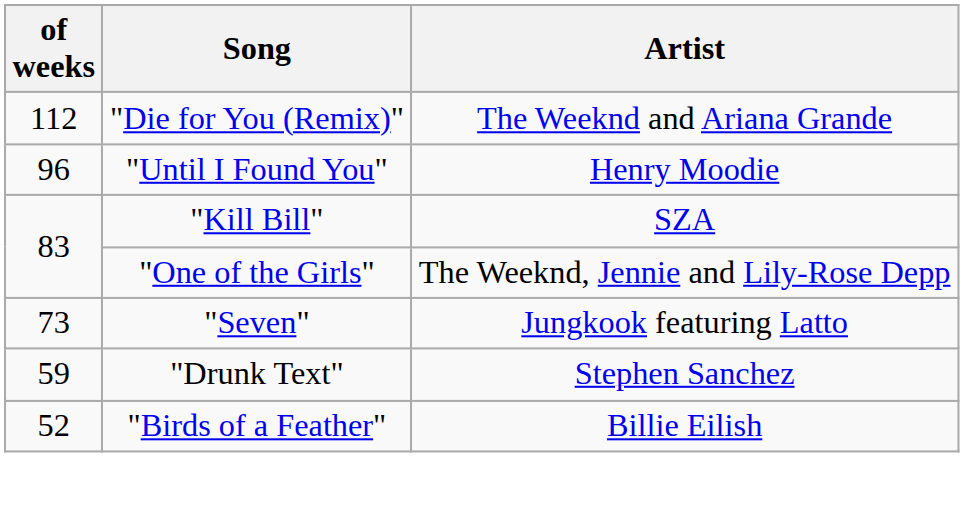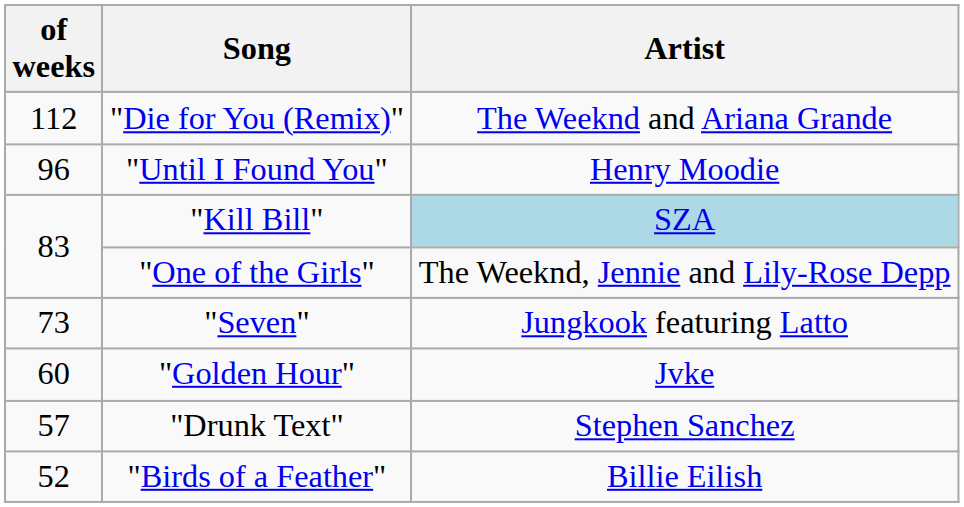(685, 220) no background -> (685, 220) lightblue background
+ row: (257, 374)
(54, 374) 59 -> (54, 425) 57
